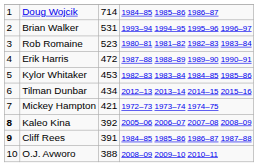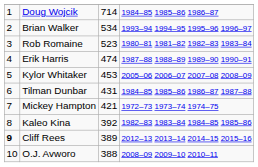(109, 28) 531 -> (109, 28) 534
(109, 59) 472 -> (109, 59) 474
(186, 75) 1982–83 1983–84 1984–85 1985–86 -> (186, 75) 2005–06 2006–07 2007–08 2008–09
(109, 91) 434 -> (109, 91) 431
(186, 91) 2012–13 2013–14 2014–15 2015–16 -> (186, 91) 1984–85 1985–86 1986–87 1987–88
(9, 122) bold -> (9, 122) normal
(186, 122) 2005–06 2006–07 2007–08 2008–09 -> (186, 122) 1982–83 1983–84 1984–85 1985–86
(109, 138) 391 -> (109, 138) 389
(186, 138) 1984–85 1985–86 1986–87 1987–88 -> (186, 138) 2012–13 2013–14 2014–15 2015–16
